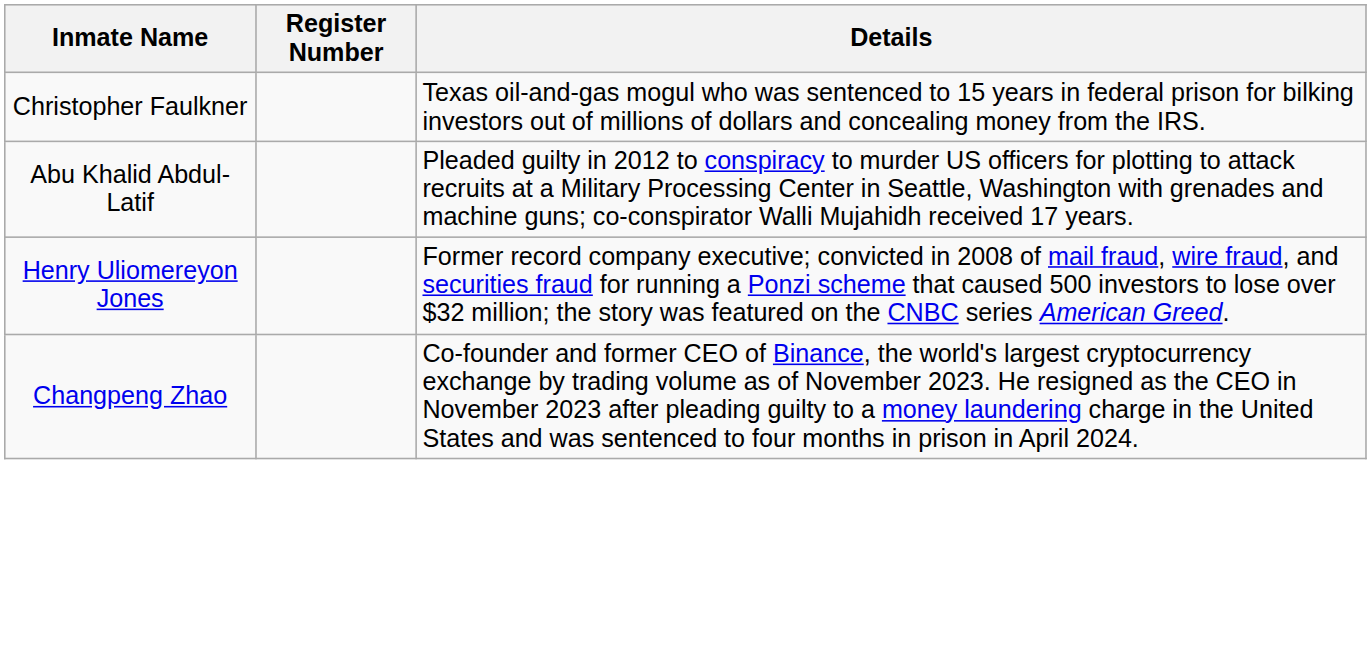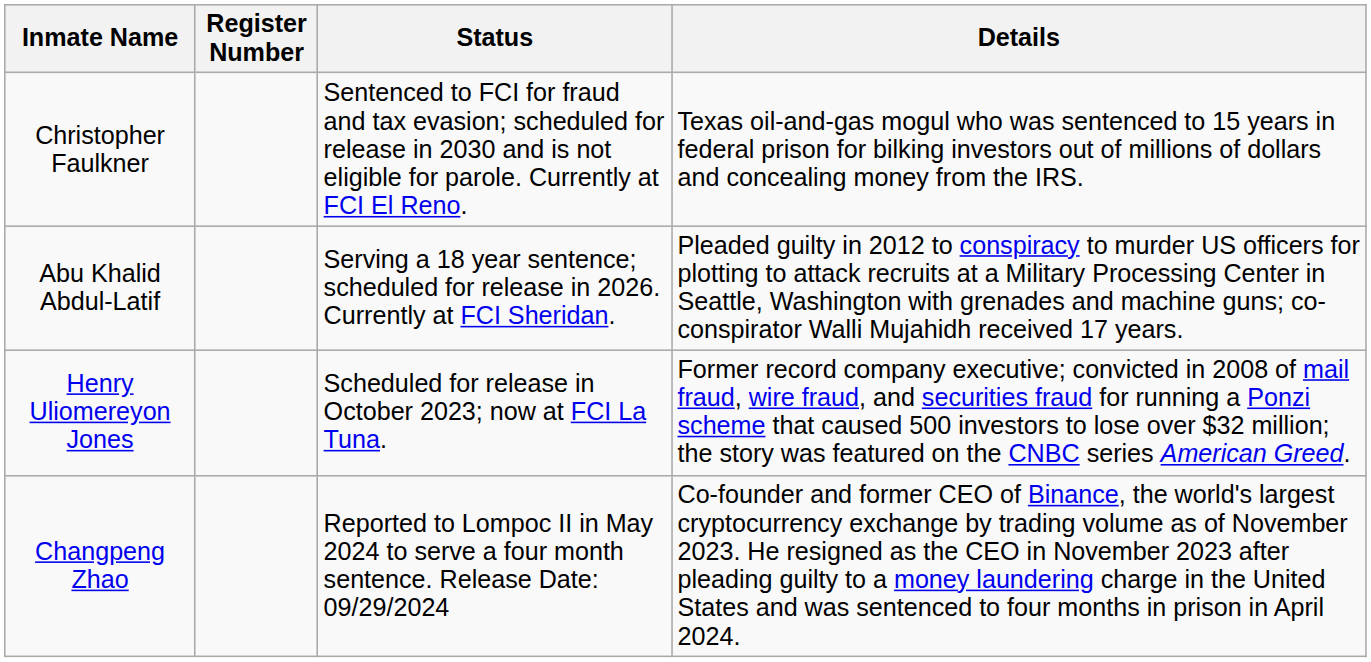+ column: (495, 38)
